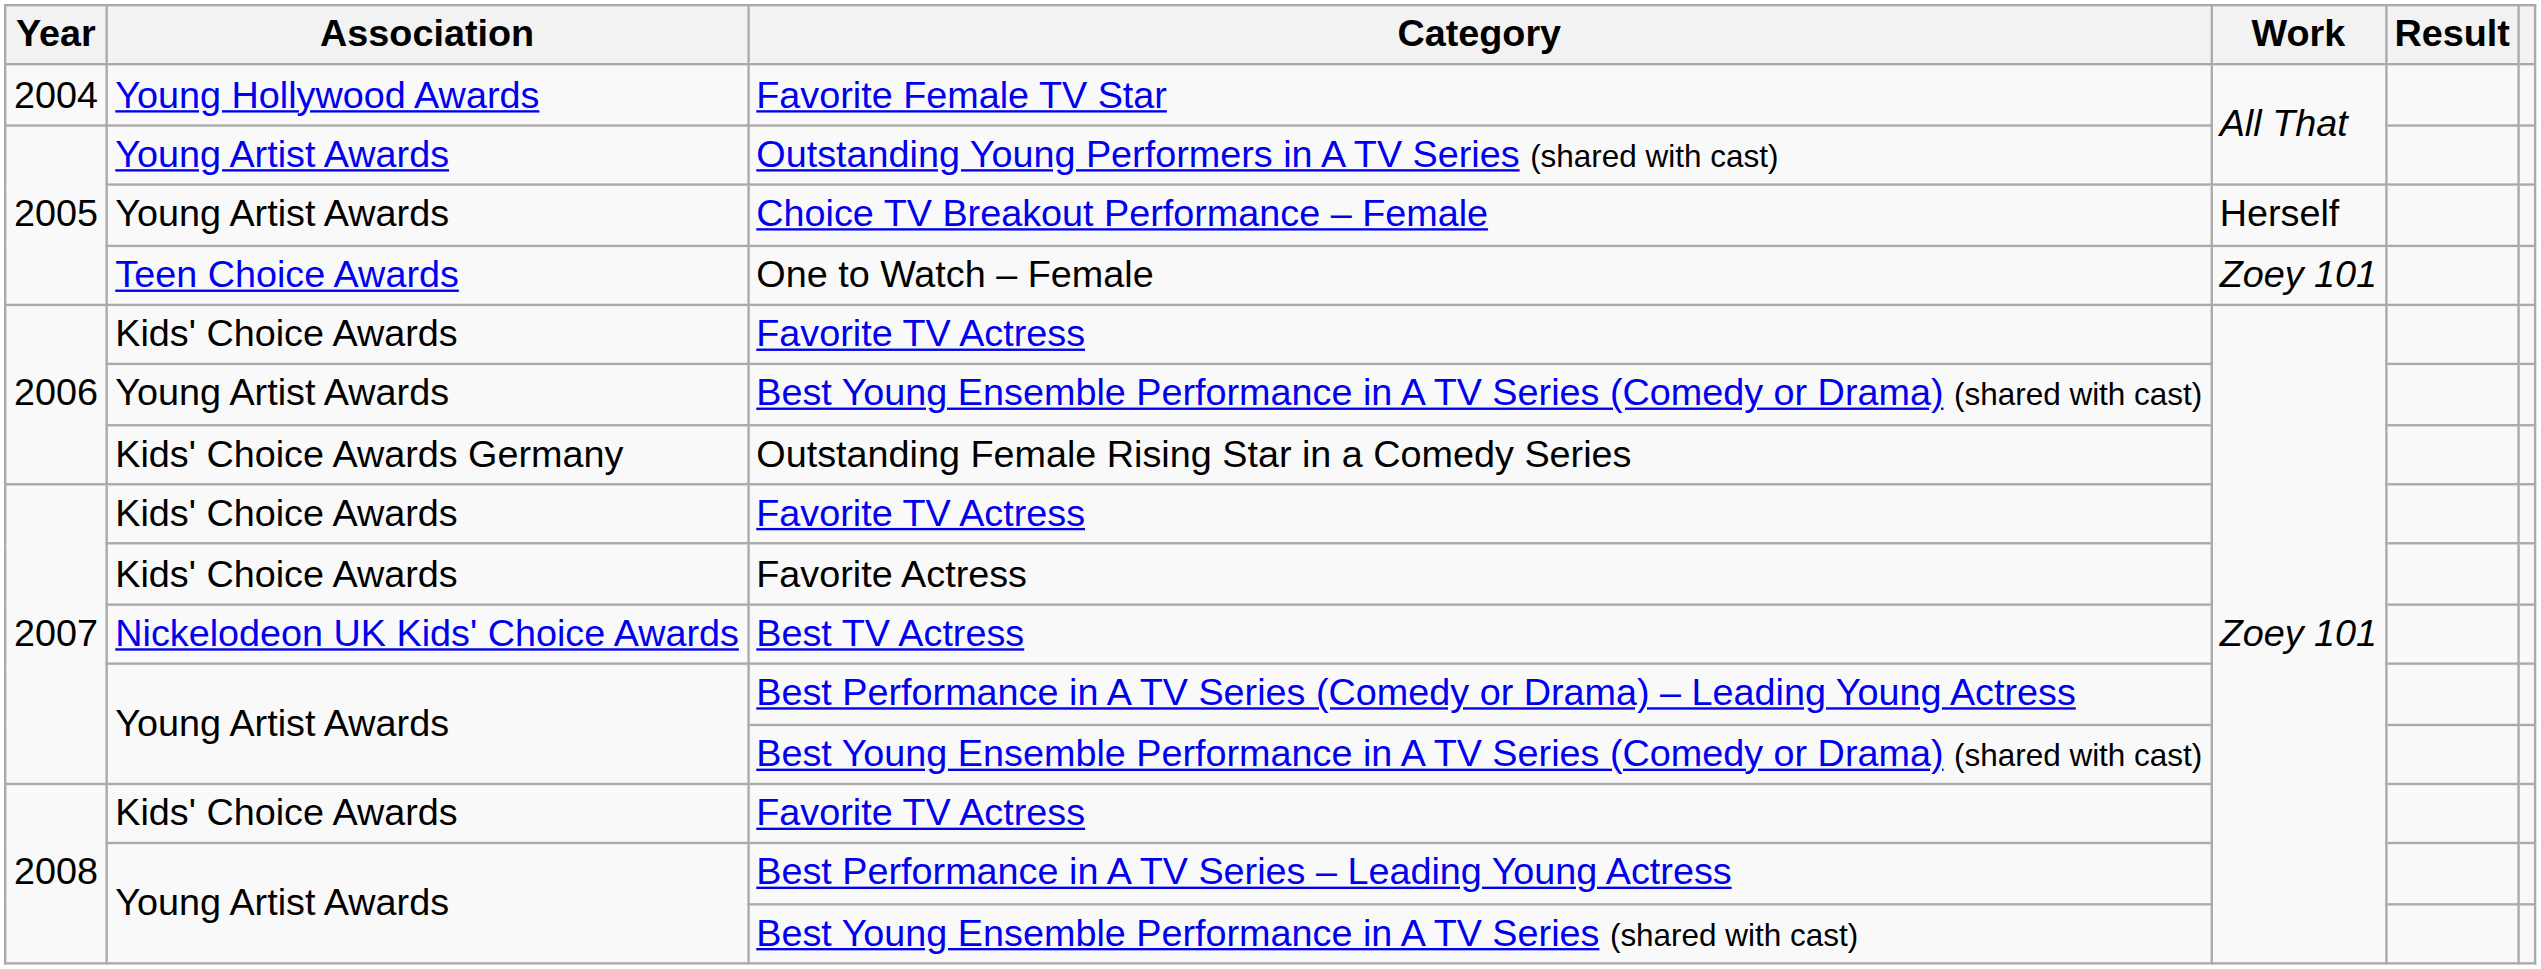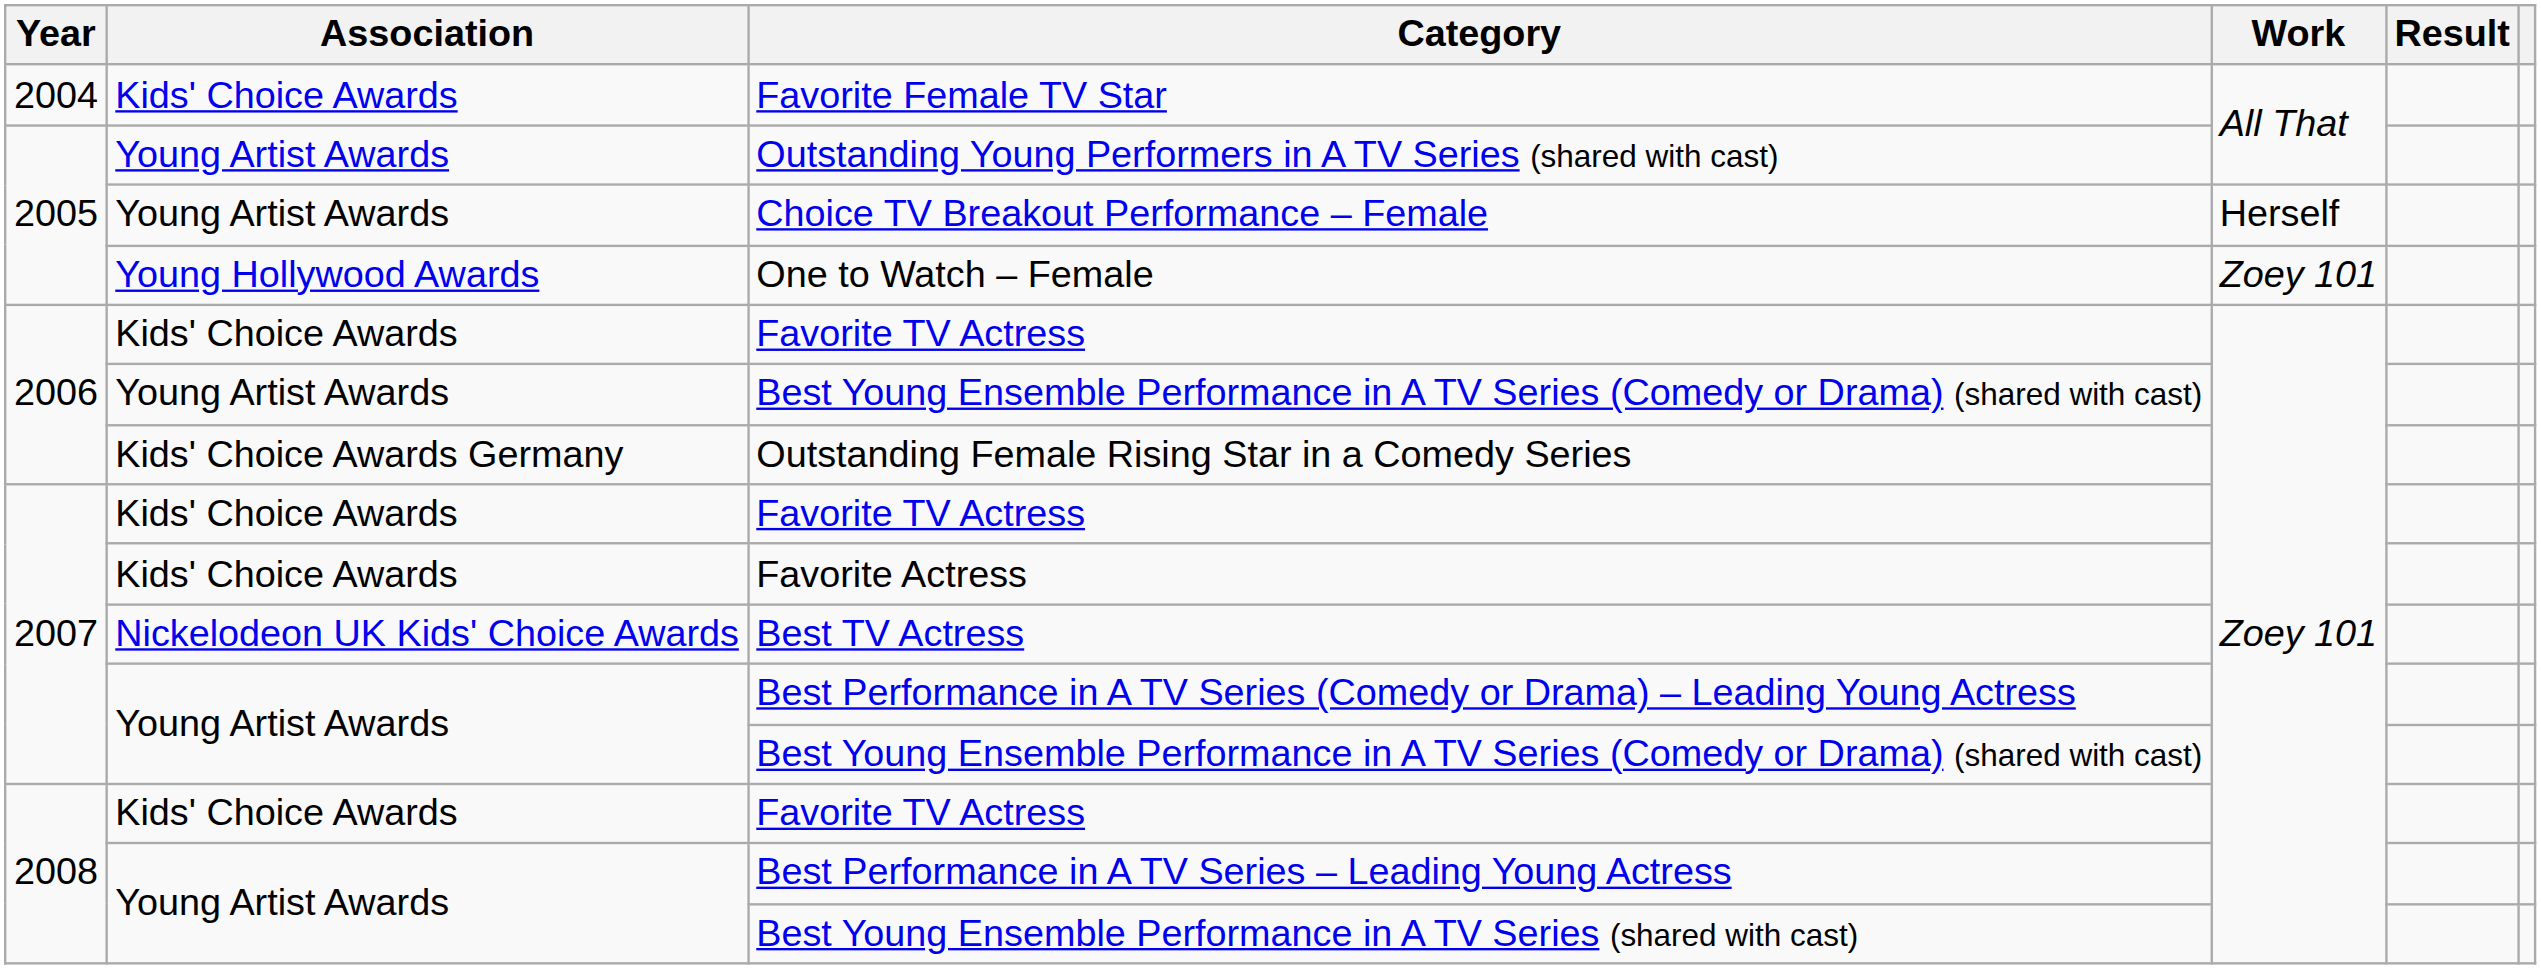(327, 94) Young Hollywood Awards -> (286, 94) Kids' Choice Awards
(287, 273) Teen Choice Awards -> (327, 273) Young Hollywood Awards
